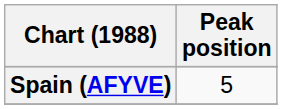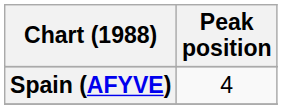(227, 85) 5 -> (227, 85) 4
